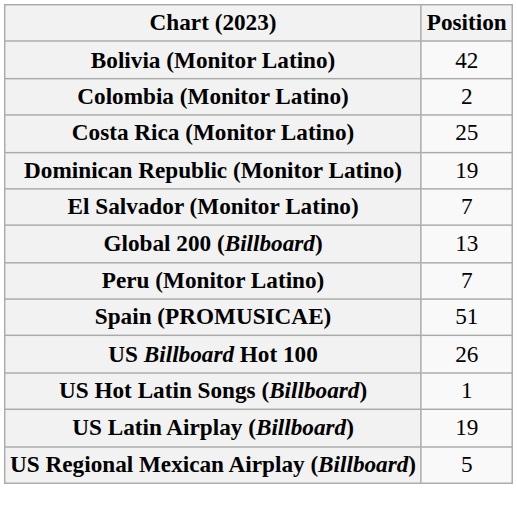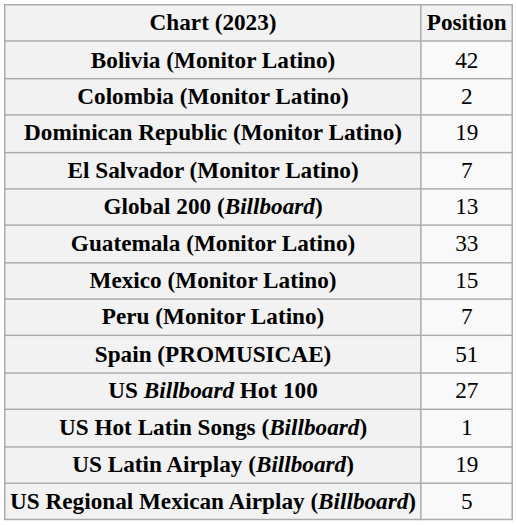- row: (213, 133)
+ row: (213, 243)
+ row: (213, 280)
(467, 354) 26 -> (467, 390) 27
